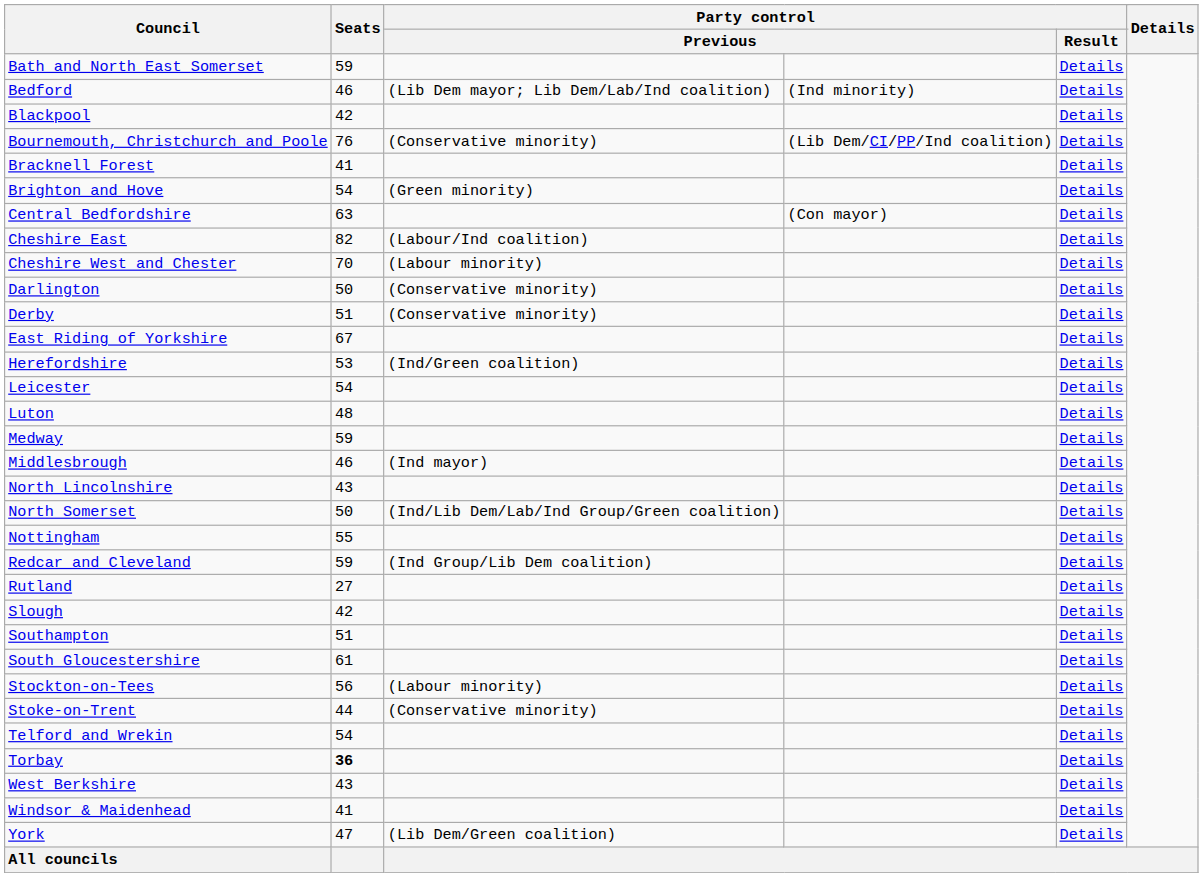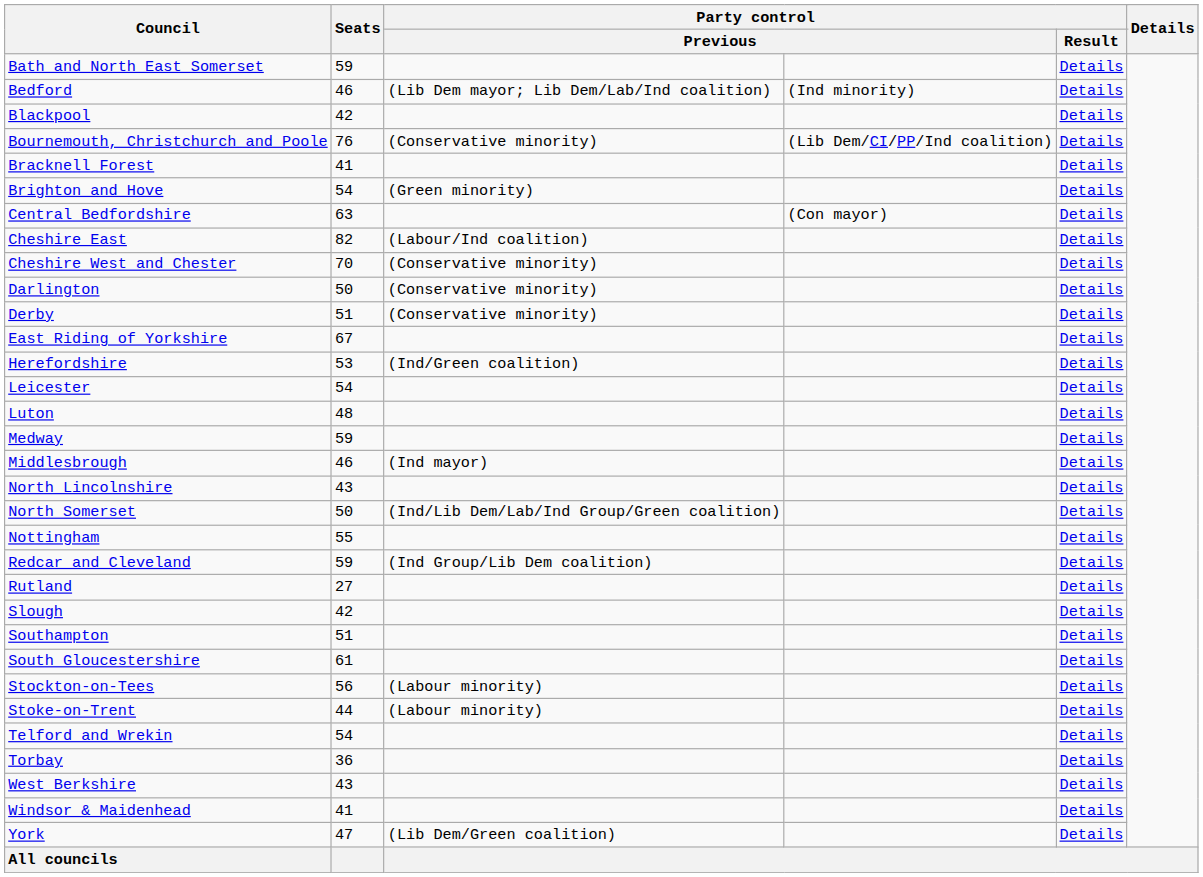(465, 265) (Labour minority) -> (493, 265) (Conservative minority)
(493, 711) (Conservative minority) -> (465, 711) (Labour minority)
(344, 761) bold -> (344, 761) normal
